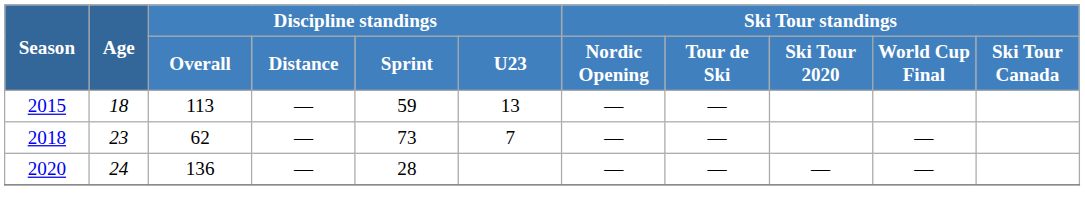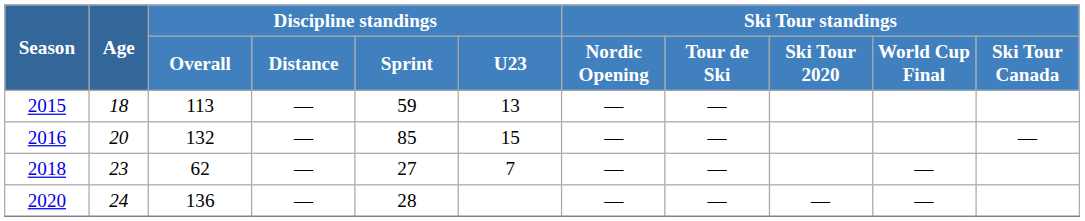+ row: (47, 137)
(407, 137) 73 -> (407, 169) 27
